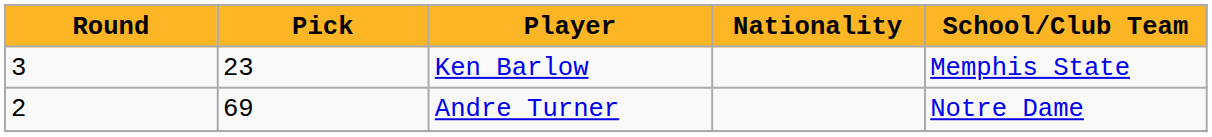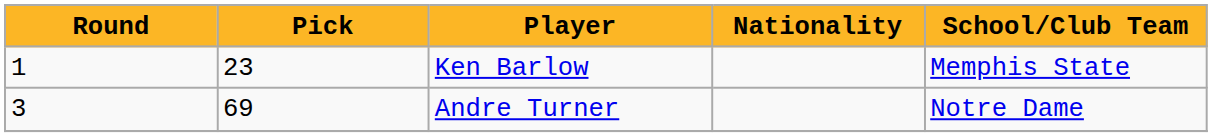(19, 68) 3 -> (19, 68) 1
(19, 109) 2 -> (19, 109) 3
